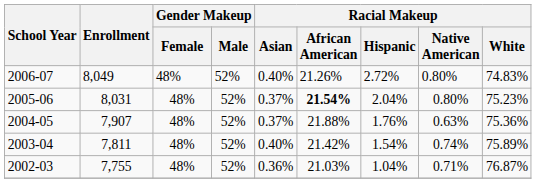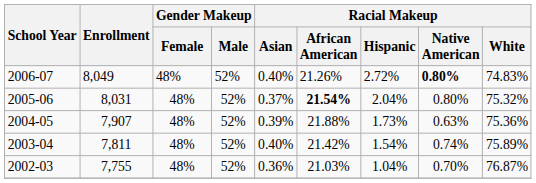(439, 77) normal -> (441, 77) bold
(507, 99) 75.23% -> (507, 99) 75.32%
(276, 122) 0.37% -> (276, 122) 0.39%
(390, 122) 1.76% -> (390, 122) 1.73%
(451, 167) 0.71% -> (451, 167) 0.70%
